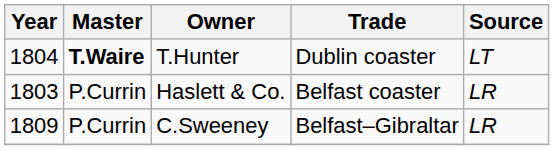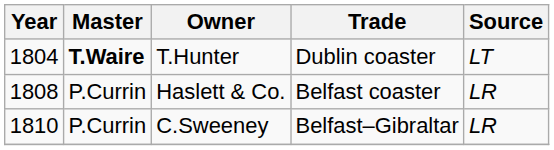(34, 91) 1803 -> (34, 91) 1808
(34, 126) 1809 -> (34, 126) 1810
